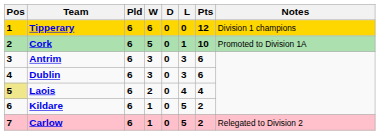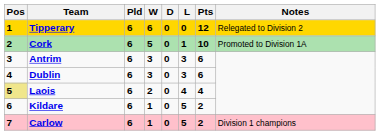(257, 28) Division 1 champions -> (260, 28) Relegated to Division 2
(260, 123) Relegated to Division 2 -> (257, 123) Division 1 champions
